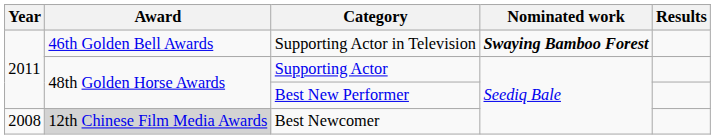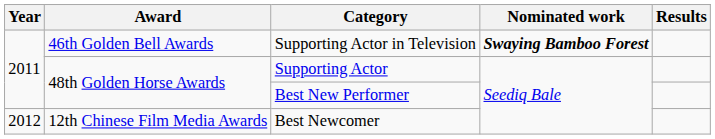(25, 120) 2008 -> (25, 120) 2012
(158, 120) lightgrey background -> (158, 120) no background
